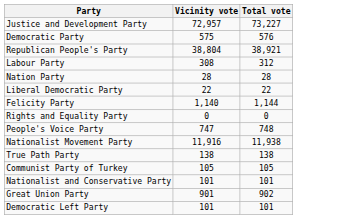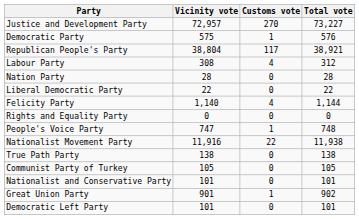+ column: (271, 11)
